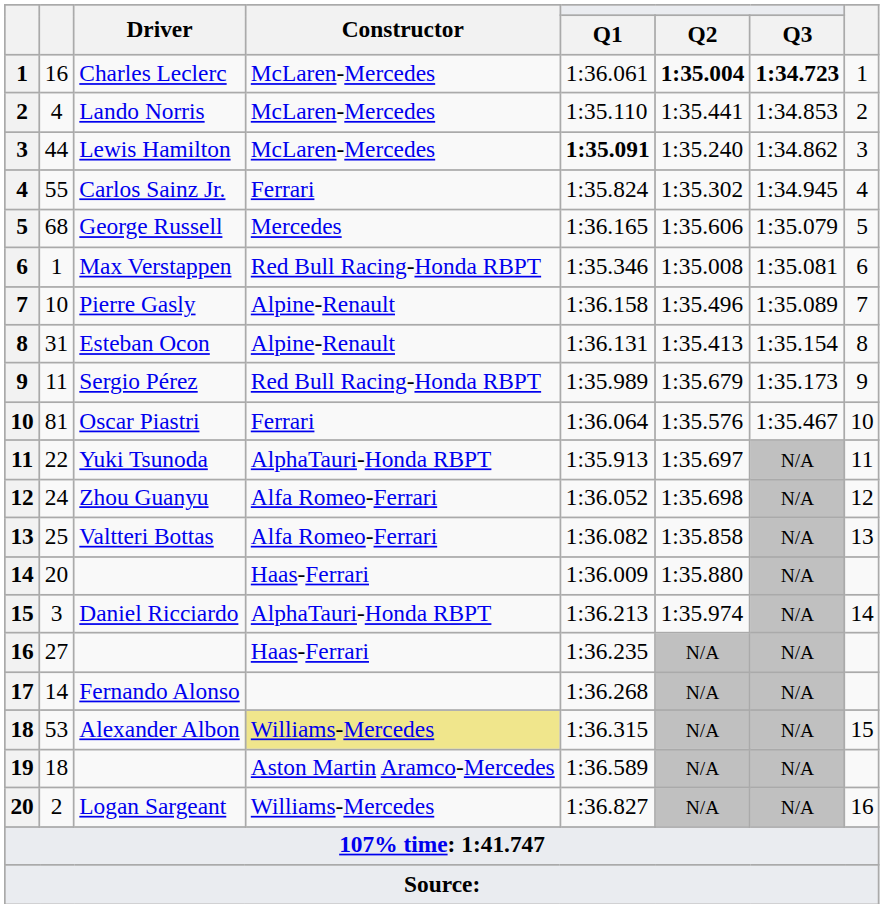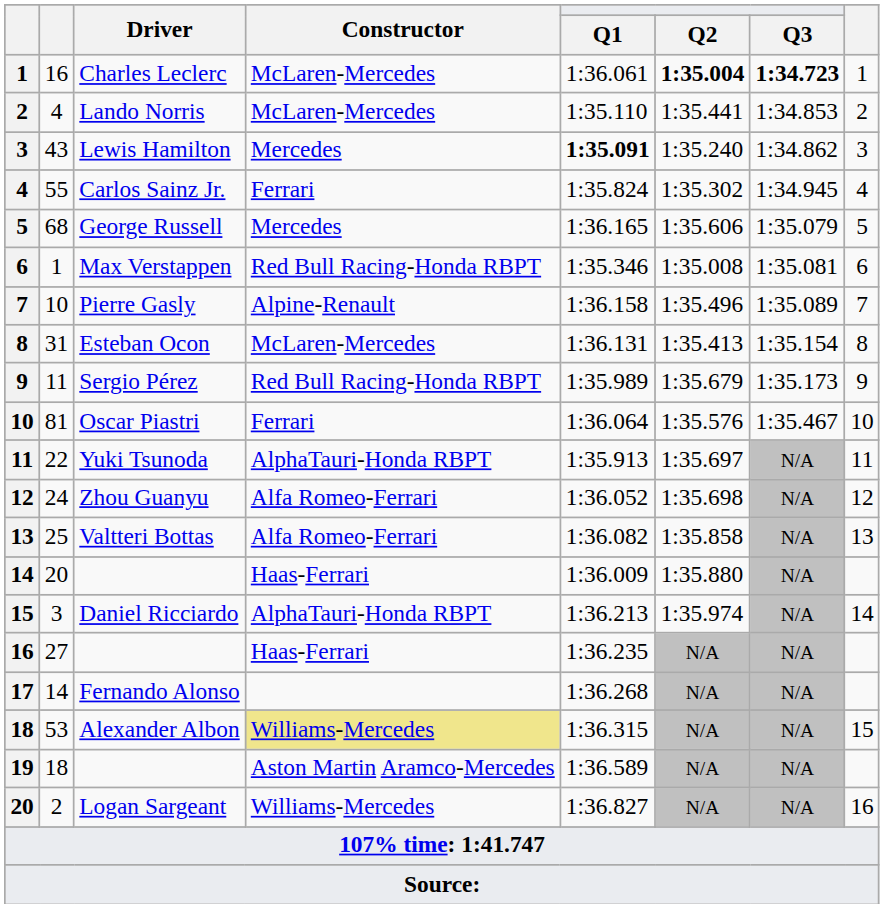(57, 150) 44 -> (57, 150) 43
(343, 150) McLaren-Mercedes -> (296, 150) Mercedes
(323, 343) Alpine-Renault -> (343, 343) McLaren-Mercedes
